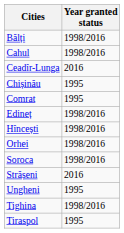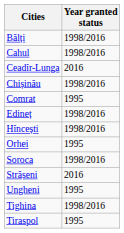(74, 83) 1995 -> (85, 83) 1998/2016
(85, 144) 1998/2016 -> (74, 144) 1995
